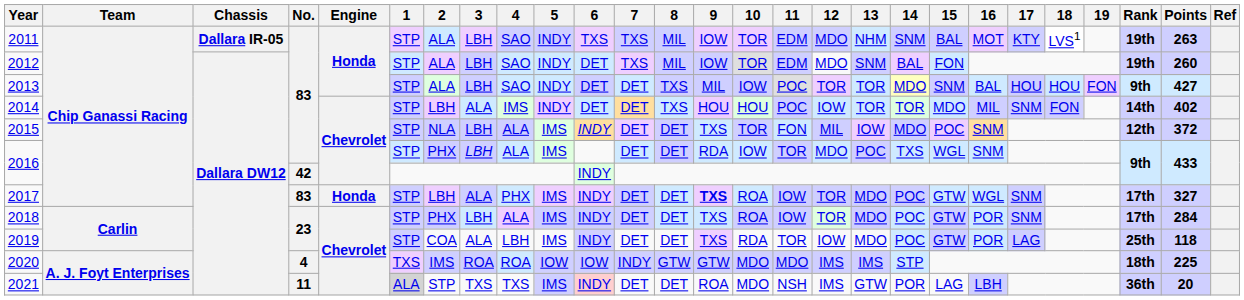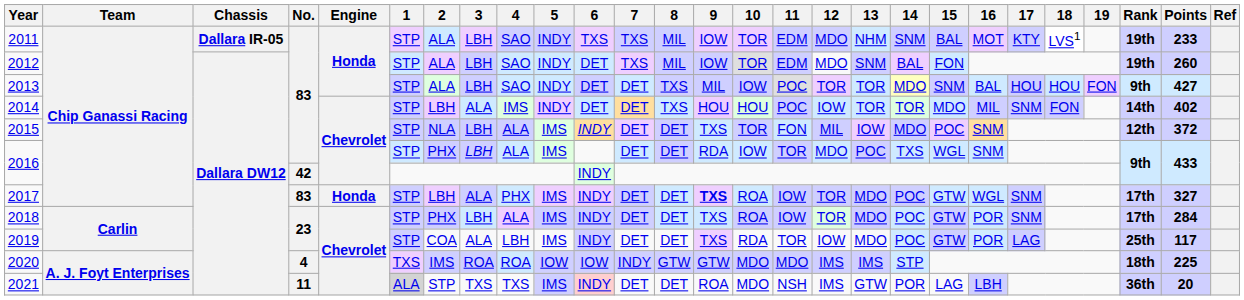(1186, 39) 263 -> (1186, 39) 233
(1186, 240) 118 -> (1186, 240) 117
